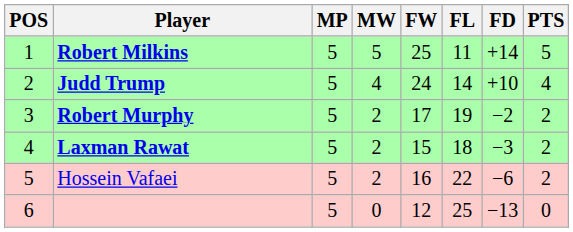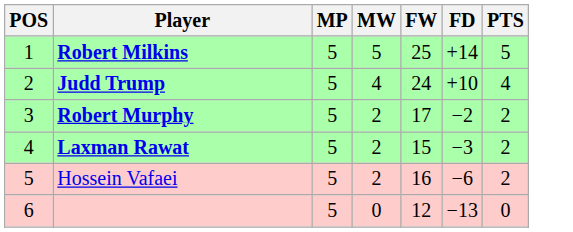- column: (462, 20)
